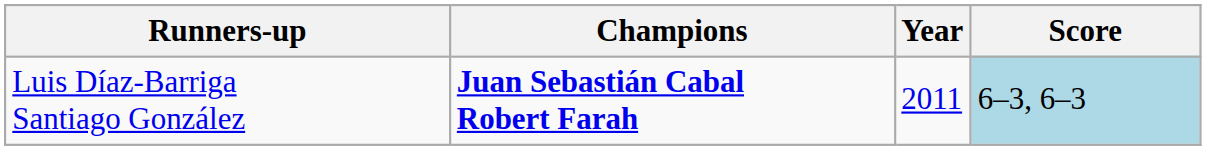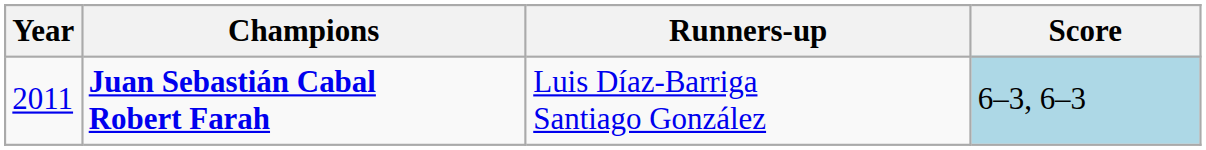columns swapped: (932, 30) <-> (227, 30)
